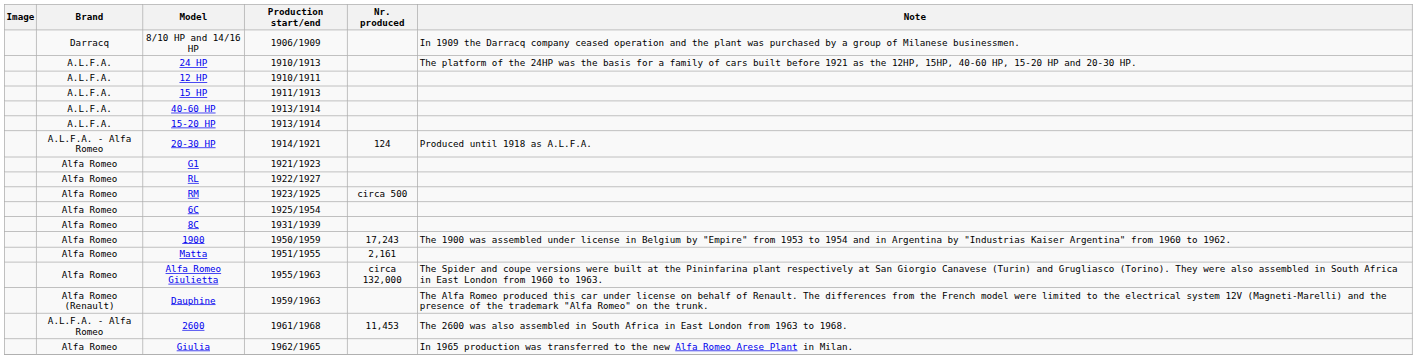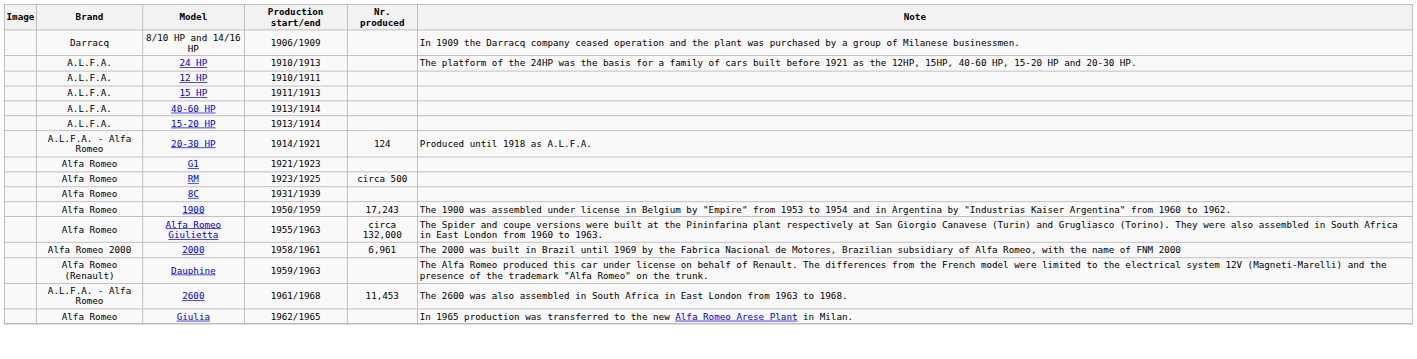- row: (193, 179)
- row: (193, 209)
- row: (193, 254)
+ row: (193, 250)
